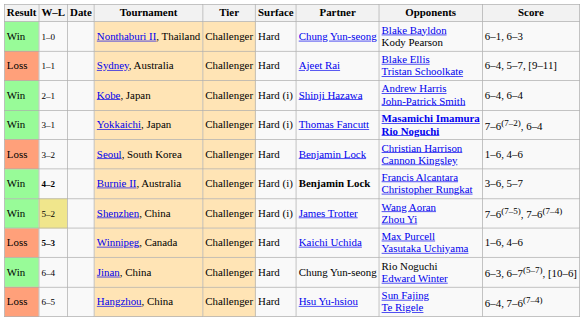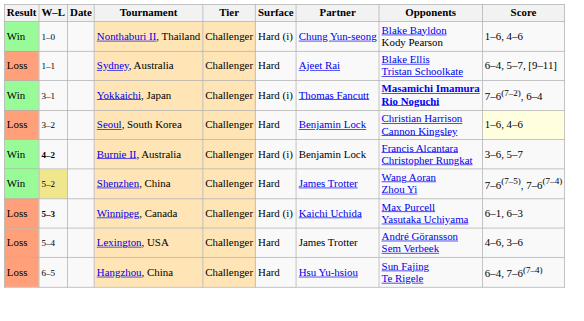(269, 36) Hard -> (275, 36) Hard (i)
(504, 36) 6–1, 6–3 -> (504, 36) 1–6, 4–6
- row: (124, 95)
(504, 154) no background -> (504, 124) lightyellow background
(335, 183) bold -> (332, 154) normal
(275, 213) Hard (i) -> (269, 183) Hard
(269, 242) Hard -> (275, 213) Hard (i)
(504, 242) 1–6, 4–6 -> (504, 213) 6–1, 6–3
+ row: (133, 242)
- row: (124, 272)
